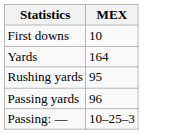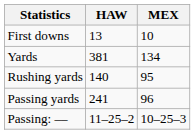+ column: (112, 15)
(99, 56) 164 -> (150, 56) 134
